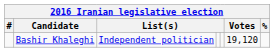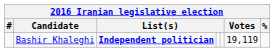(156, 40) normal -> (156, 40) bold
(242, 40) 19,120 -> (242, 40) 19,119
